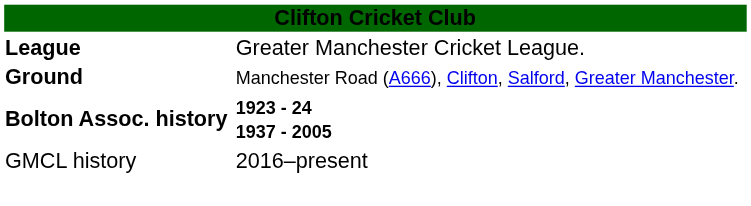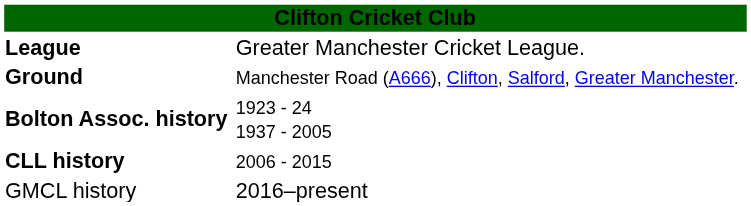(284, 119) bold -> (284, 120) normal
+ row: (65, 161)
